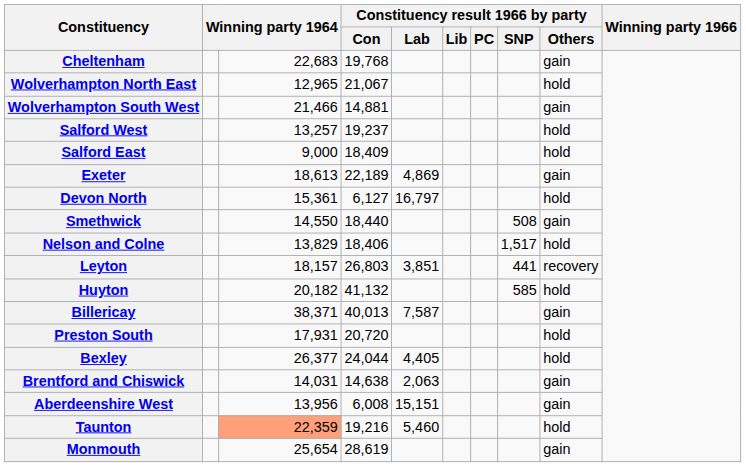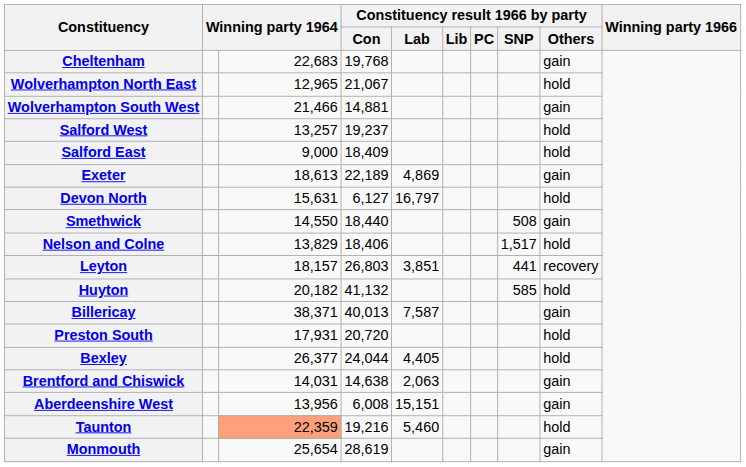(316, 198) 15,361 -> (316, 198) 15,631
